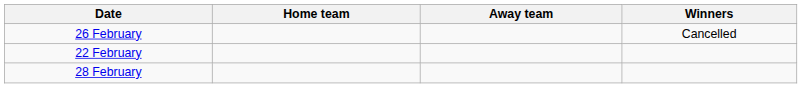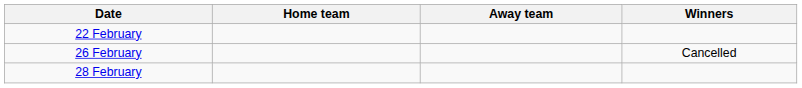rows swapped: (108, 53) <-> (108, 33)
